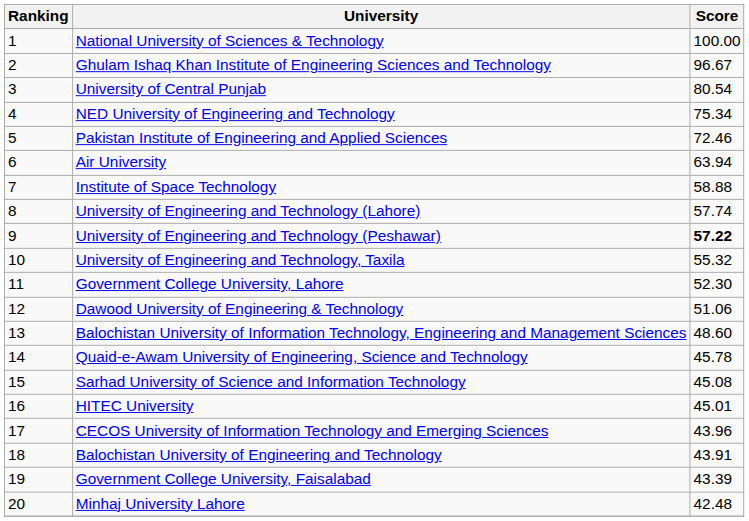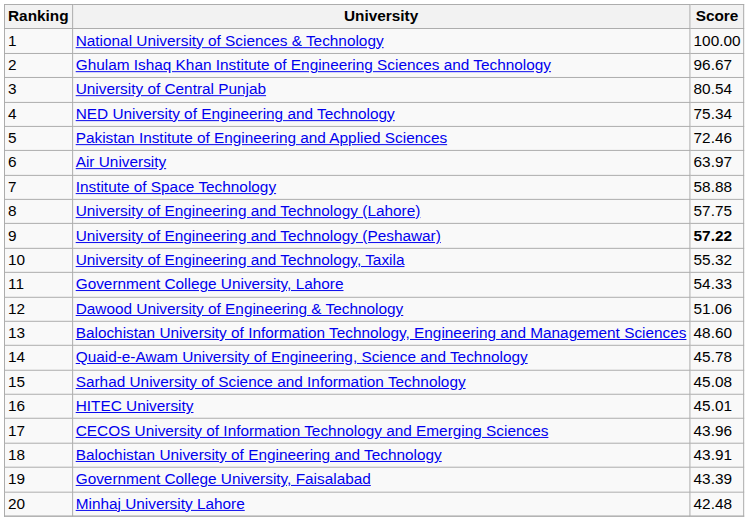(713, 162) 63.94 -> (713, 162) 63.97
(713, 211) 57.74 -> (713, 211) 57.75
(713, 284) 52.30 -> (713, 284) 54.33
